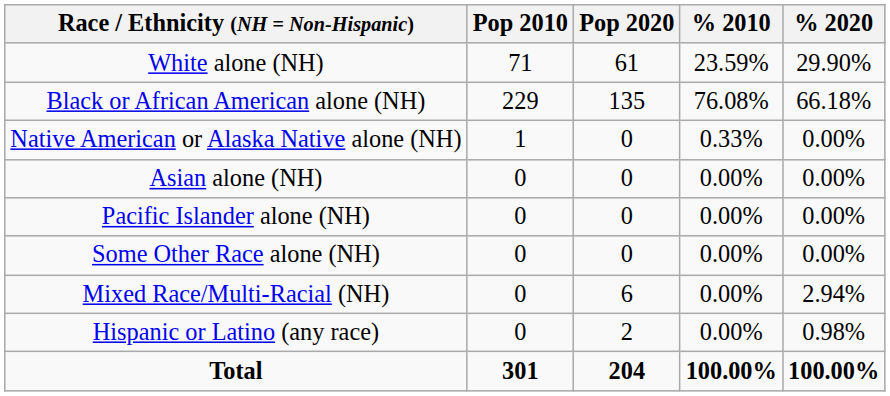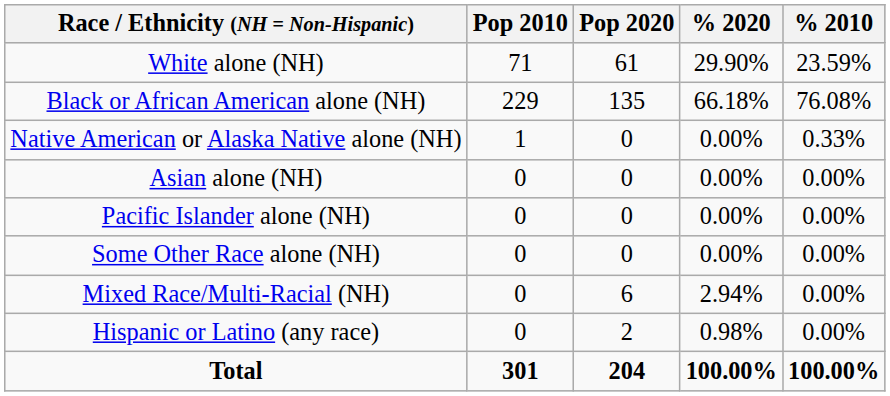columns swapped: (731, 23) <-> (834, 23)
